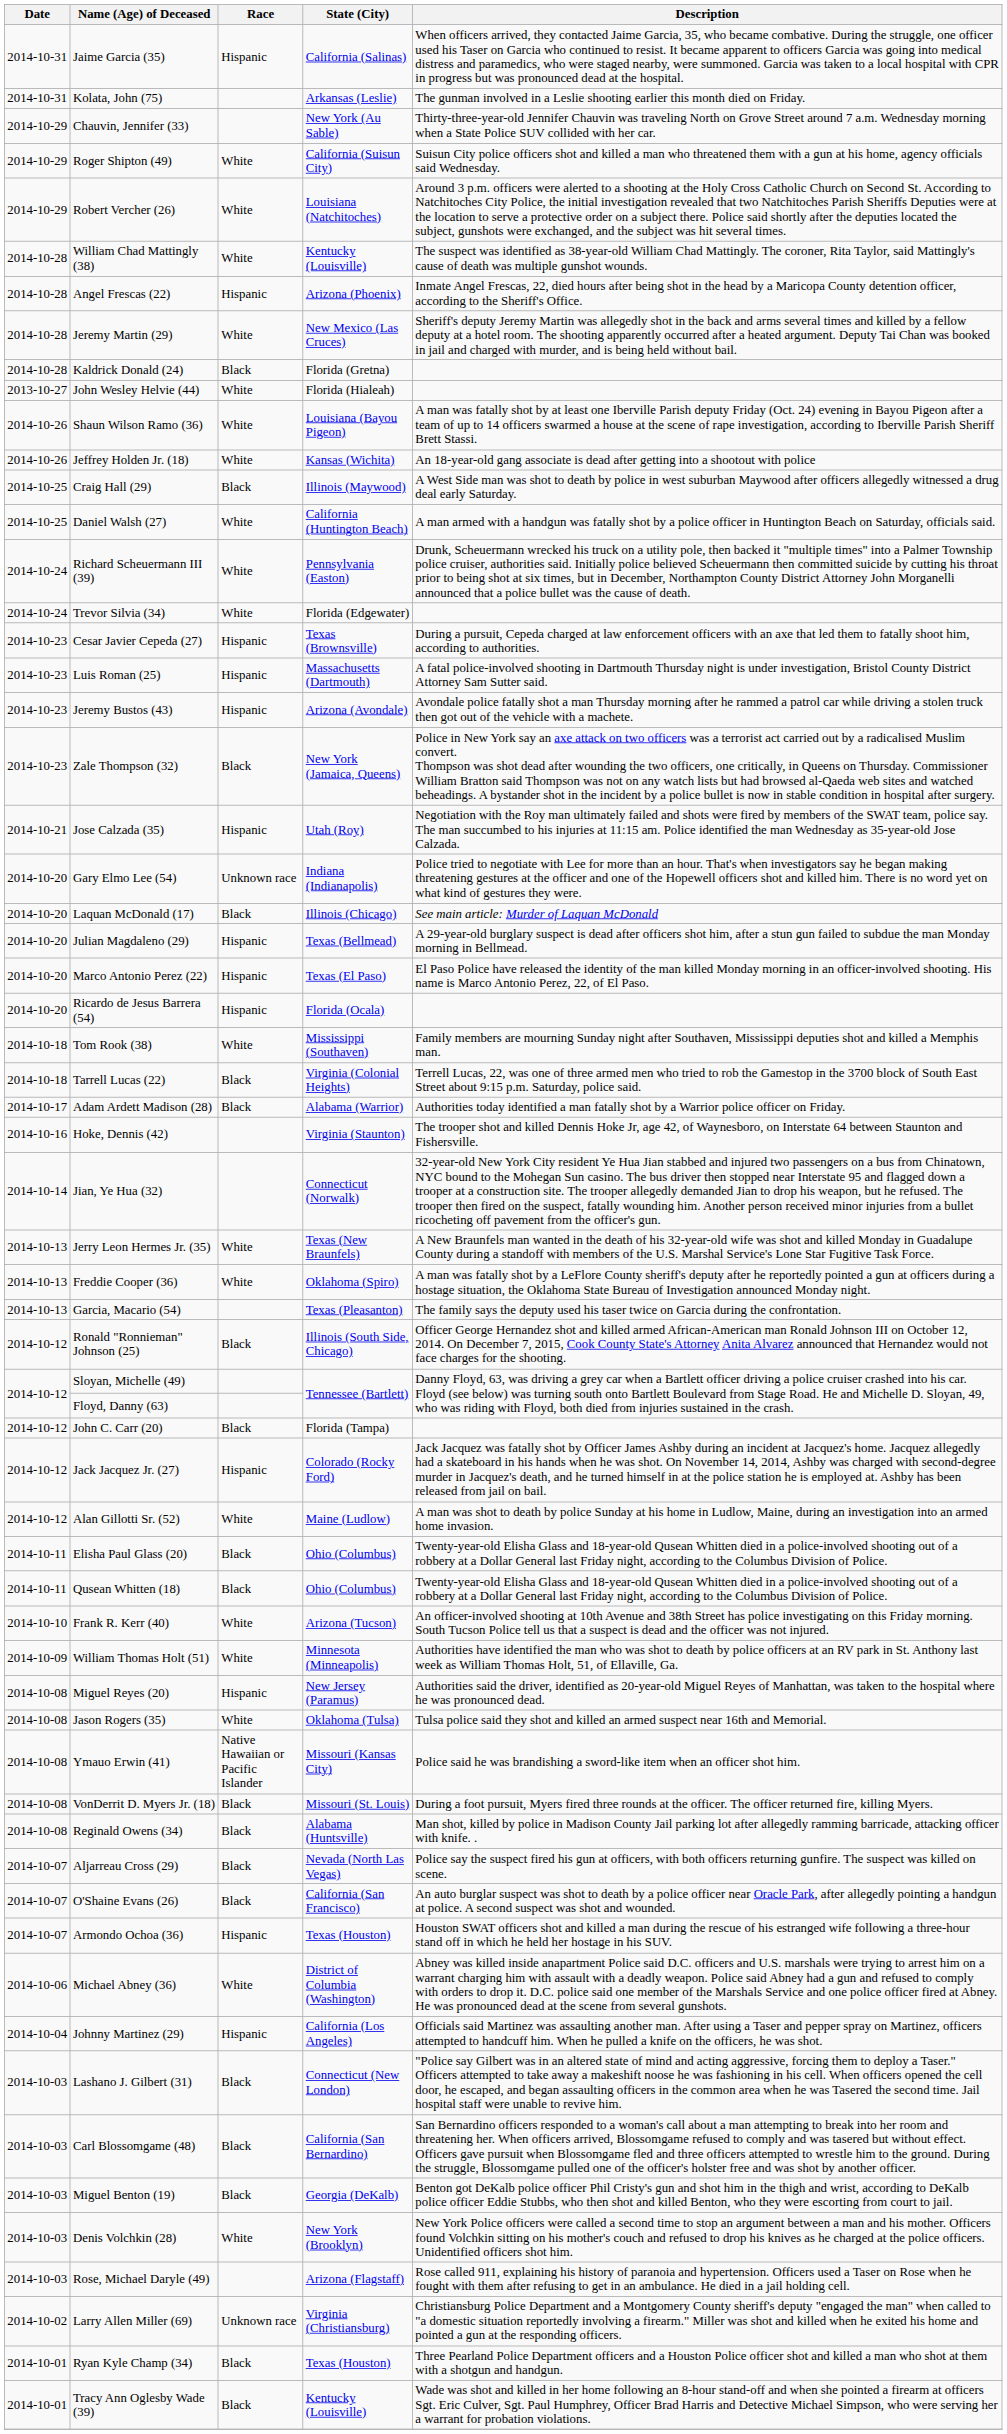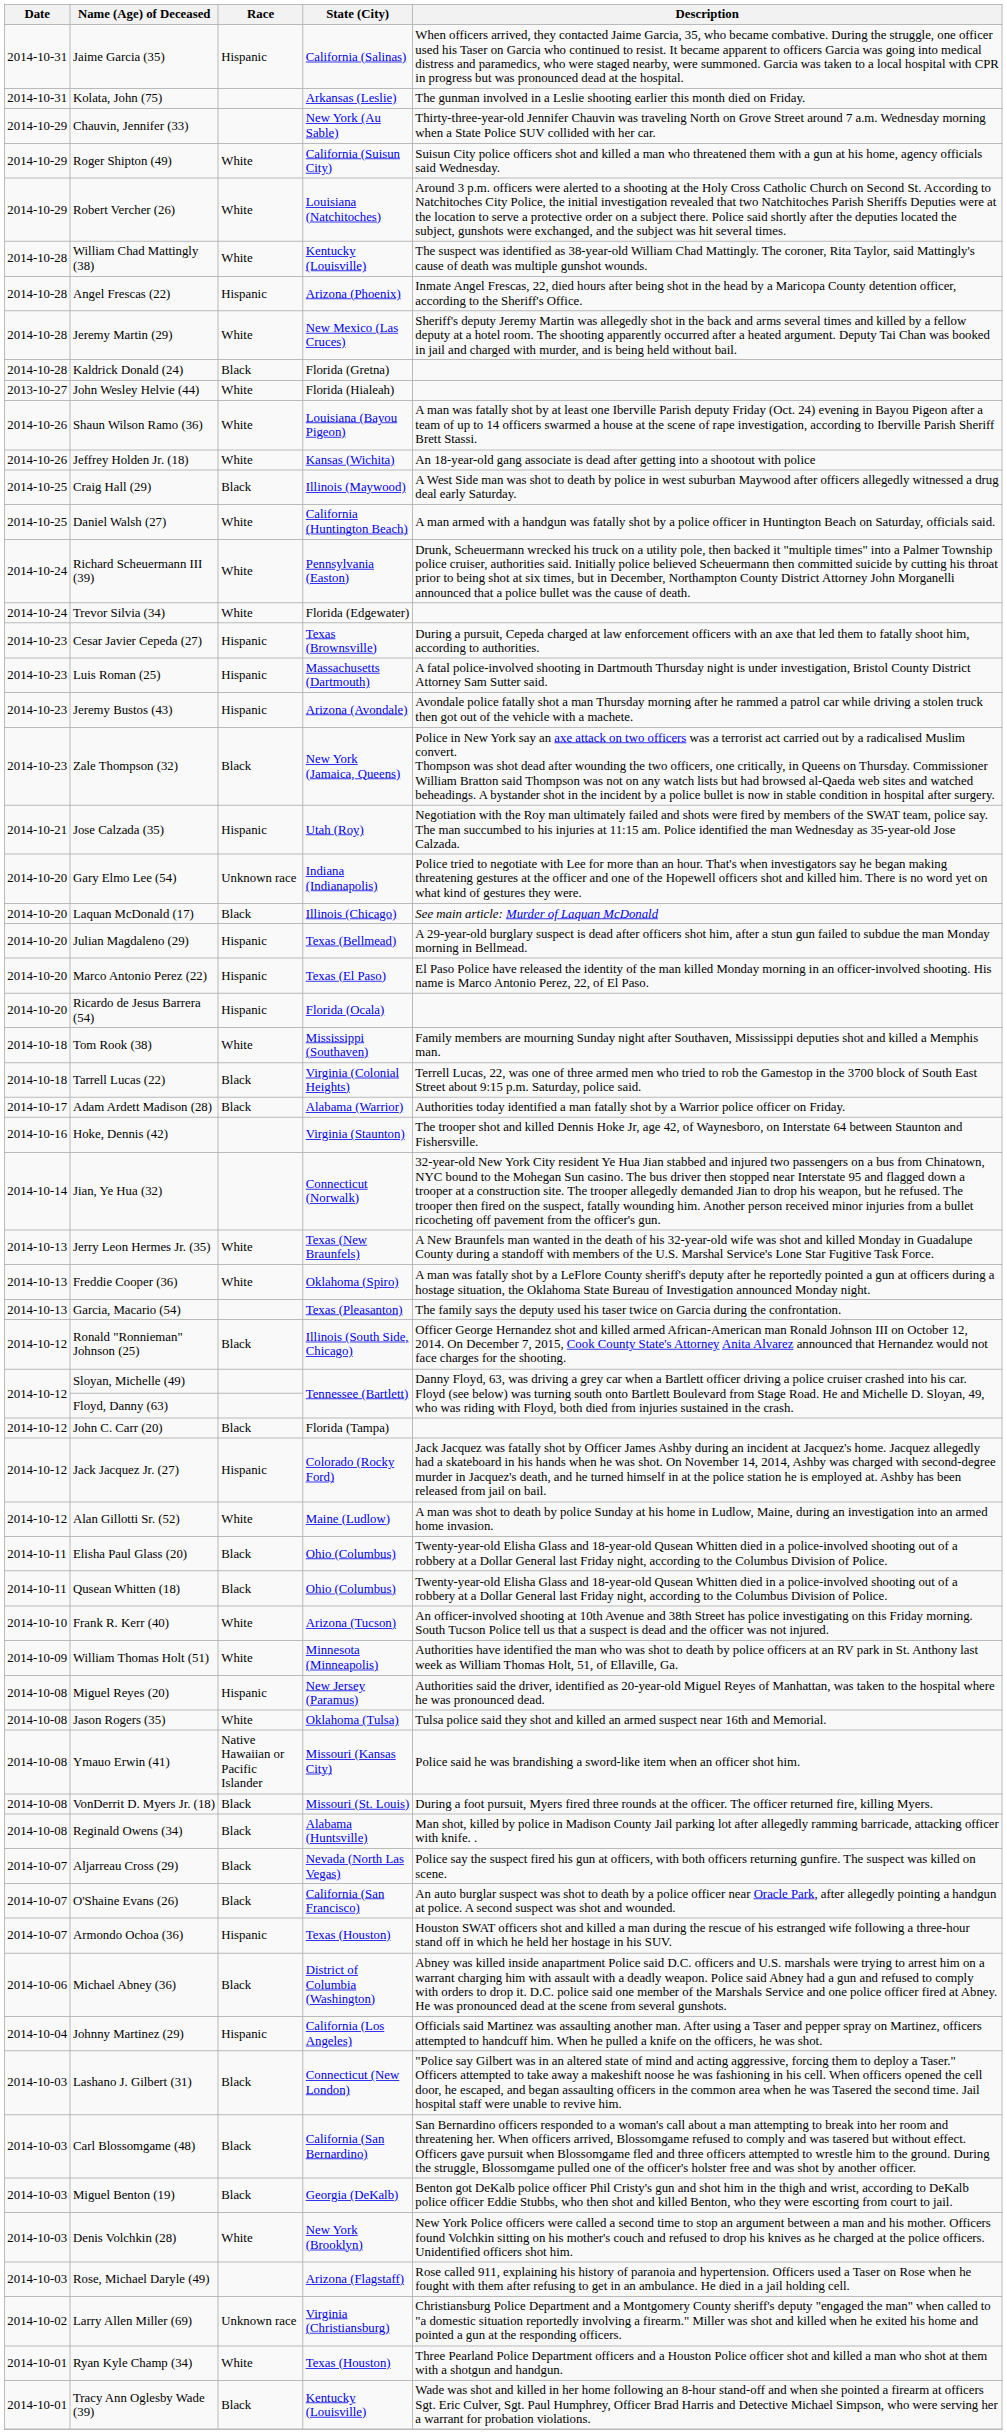(237, 1984) White -> (236, 1984) Black
(236, 2363) Black -> (237, 2363) White
